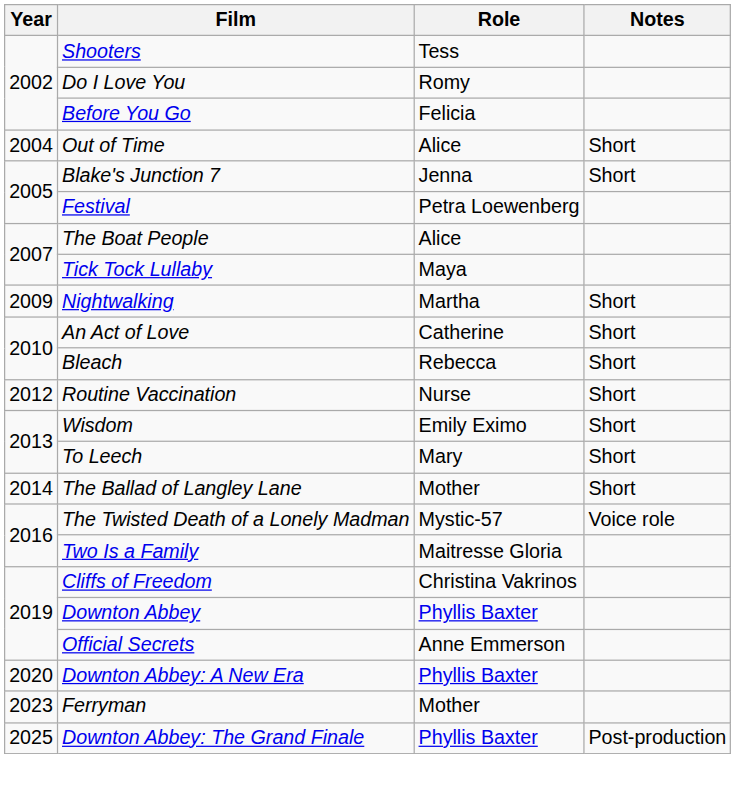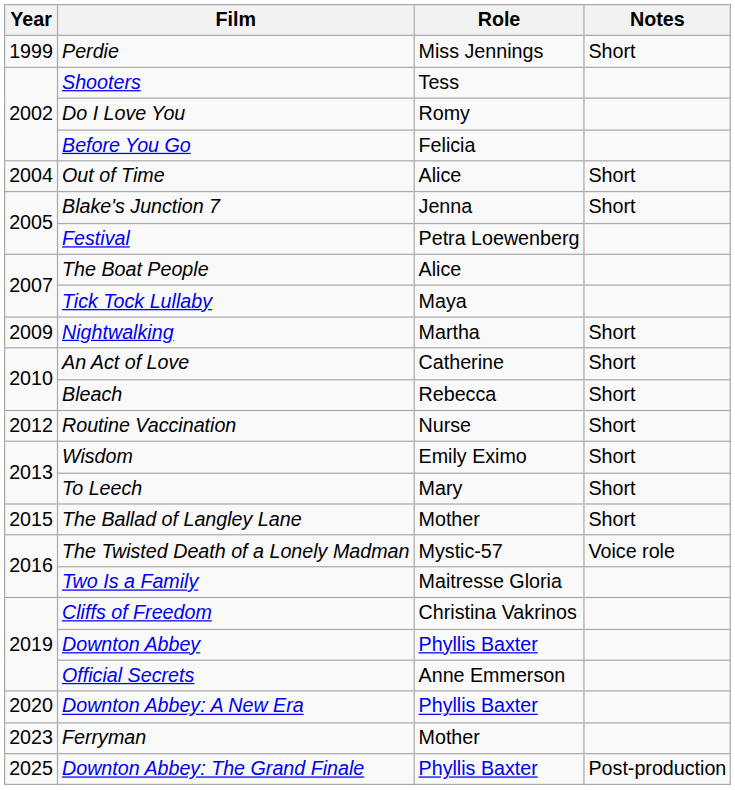+ row: (90, 51)
(31, 488) 2014 -> (31, 519) 2015
